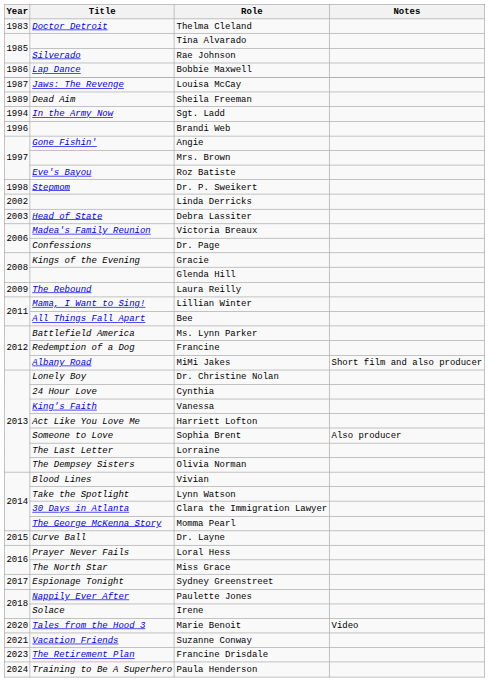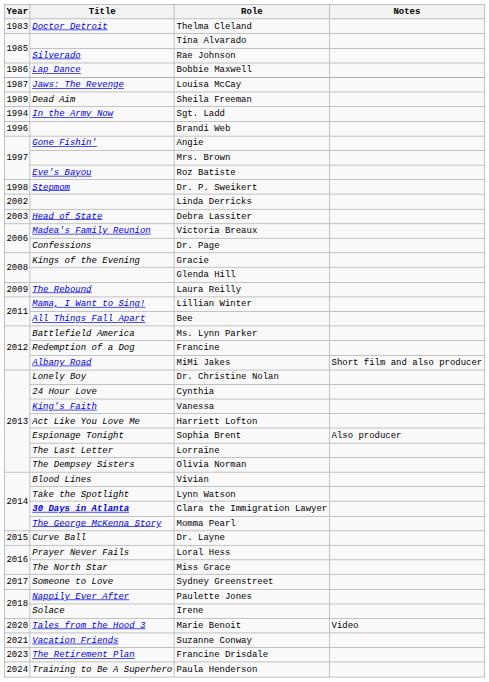(73, 436) Someone to Love -> (78, 436) Espionage Tonight
(81, 509) normal -> (81, 509) bold
(78, 582) Espionage Tonight -> (73, 582) Someone to Love
